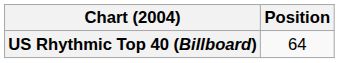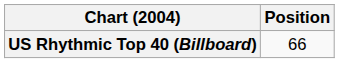(297, 44) 64 -> (297, 44) 66
